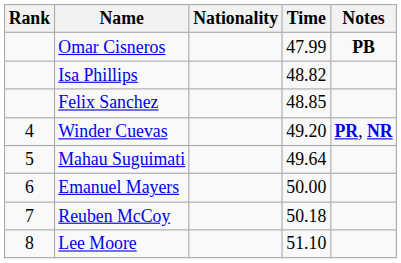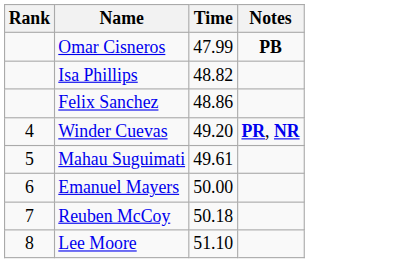- column: (236, 18)
(306, 103) 48.85 -> (213, 103) 48.86
(306, 159) 49.64 -> (213, 159) 49.61
